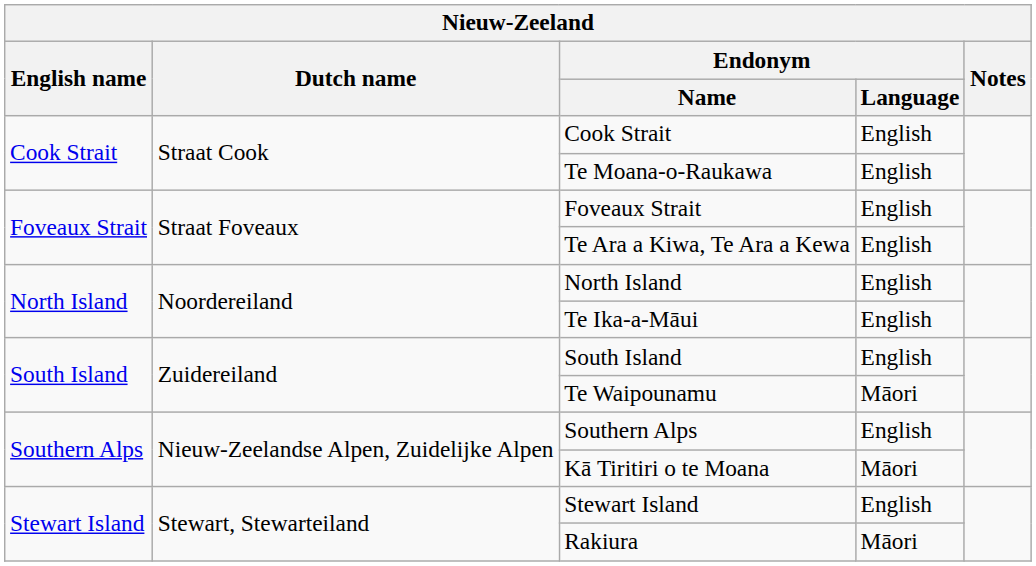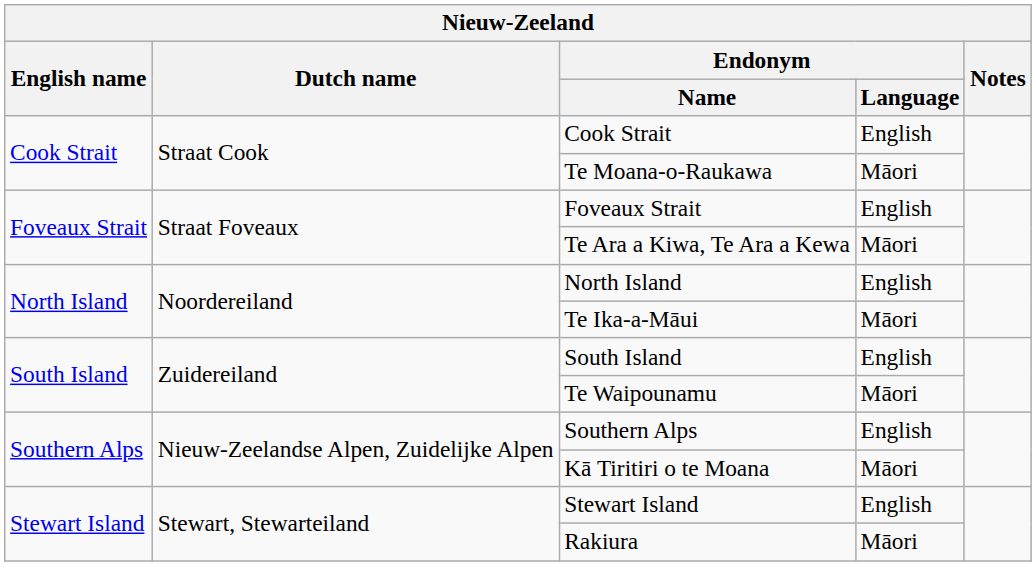(896, 171) English -> (889, 171) Māori
(896, 245) English -> (889, 245) Māori
(896, 319) English -> (889, 319) Māori
